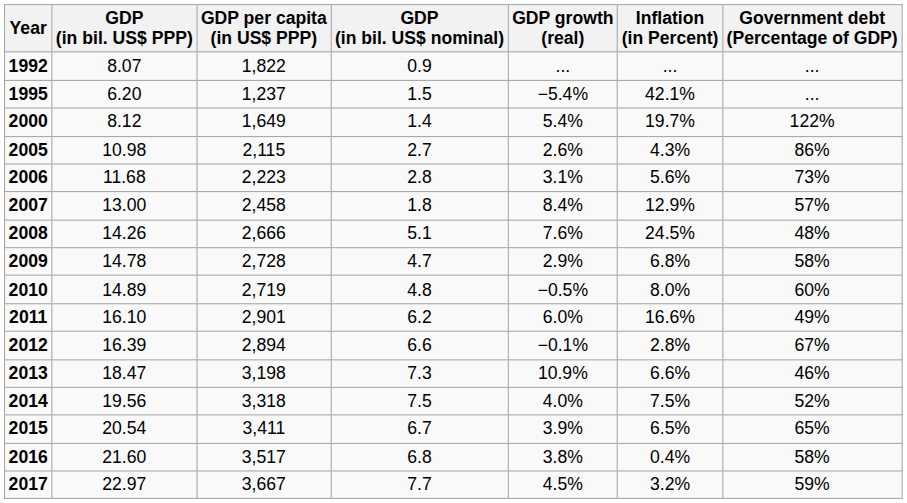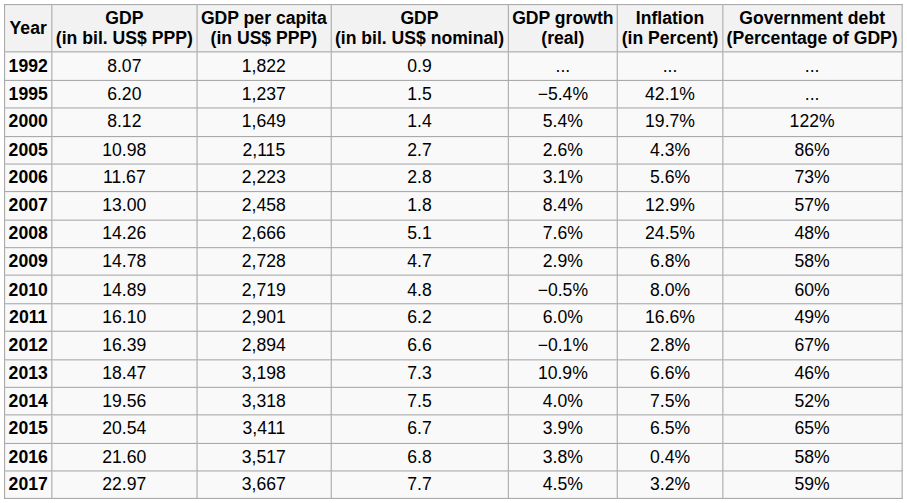(124, 177) 11.68 -> (124, 177) 11.67
